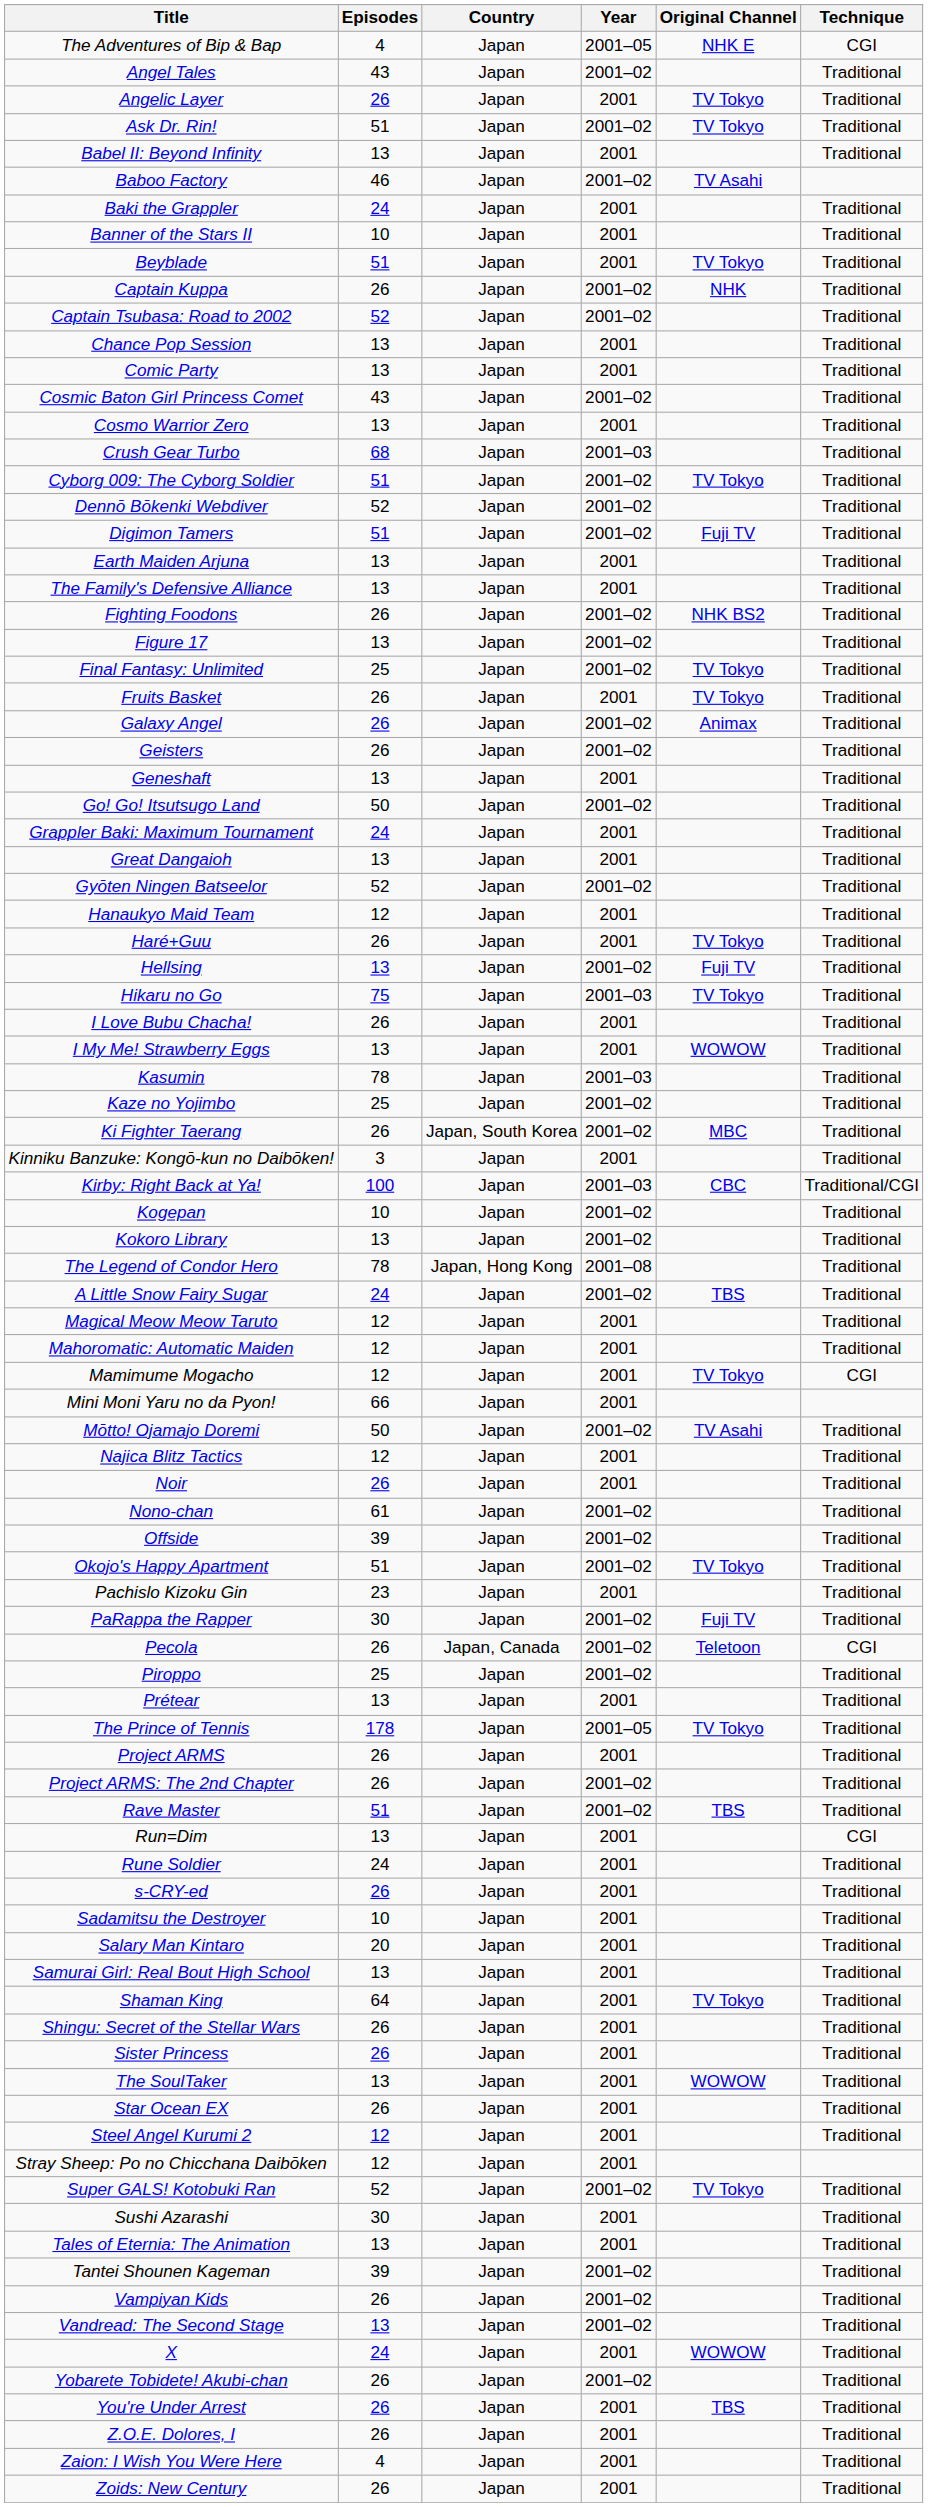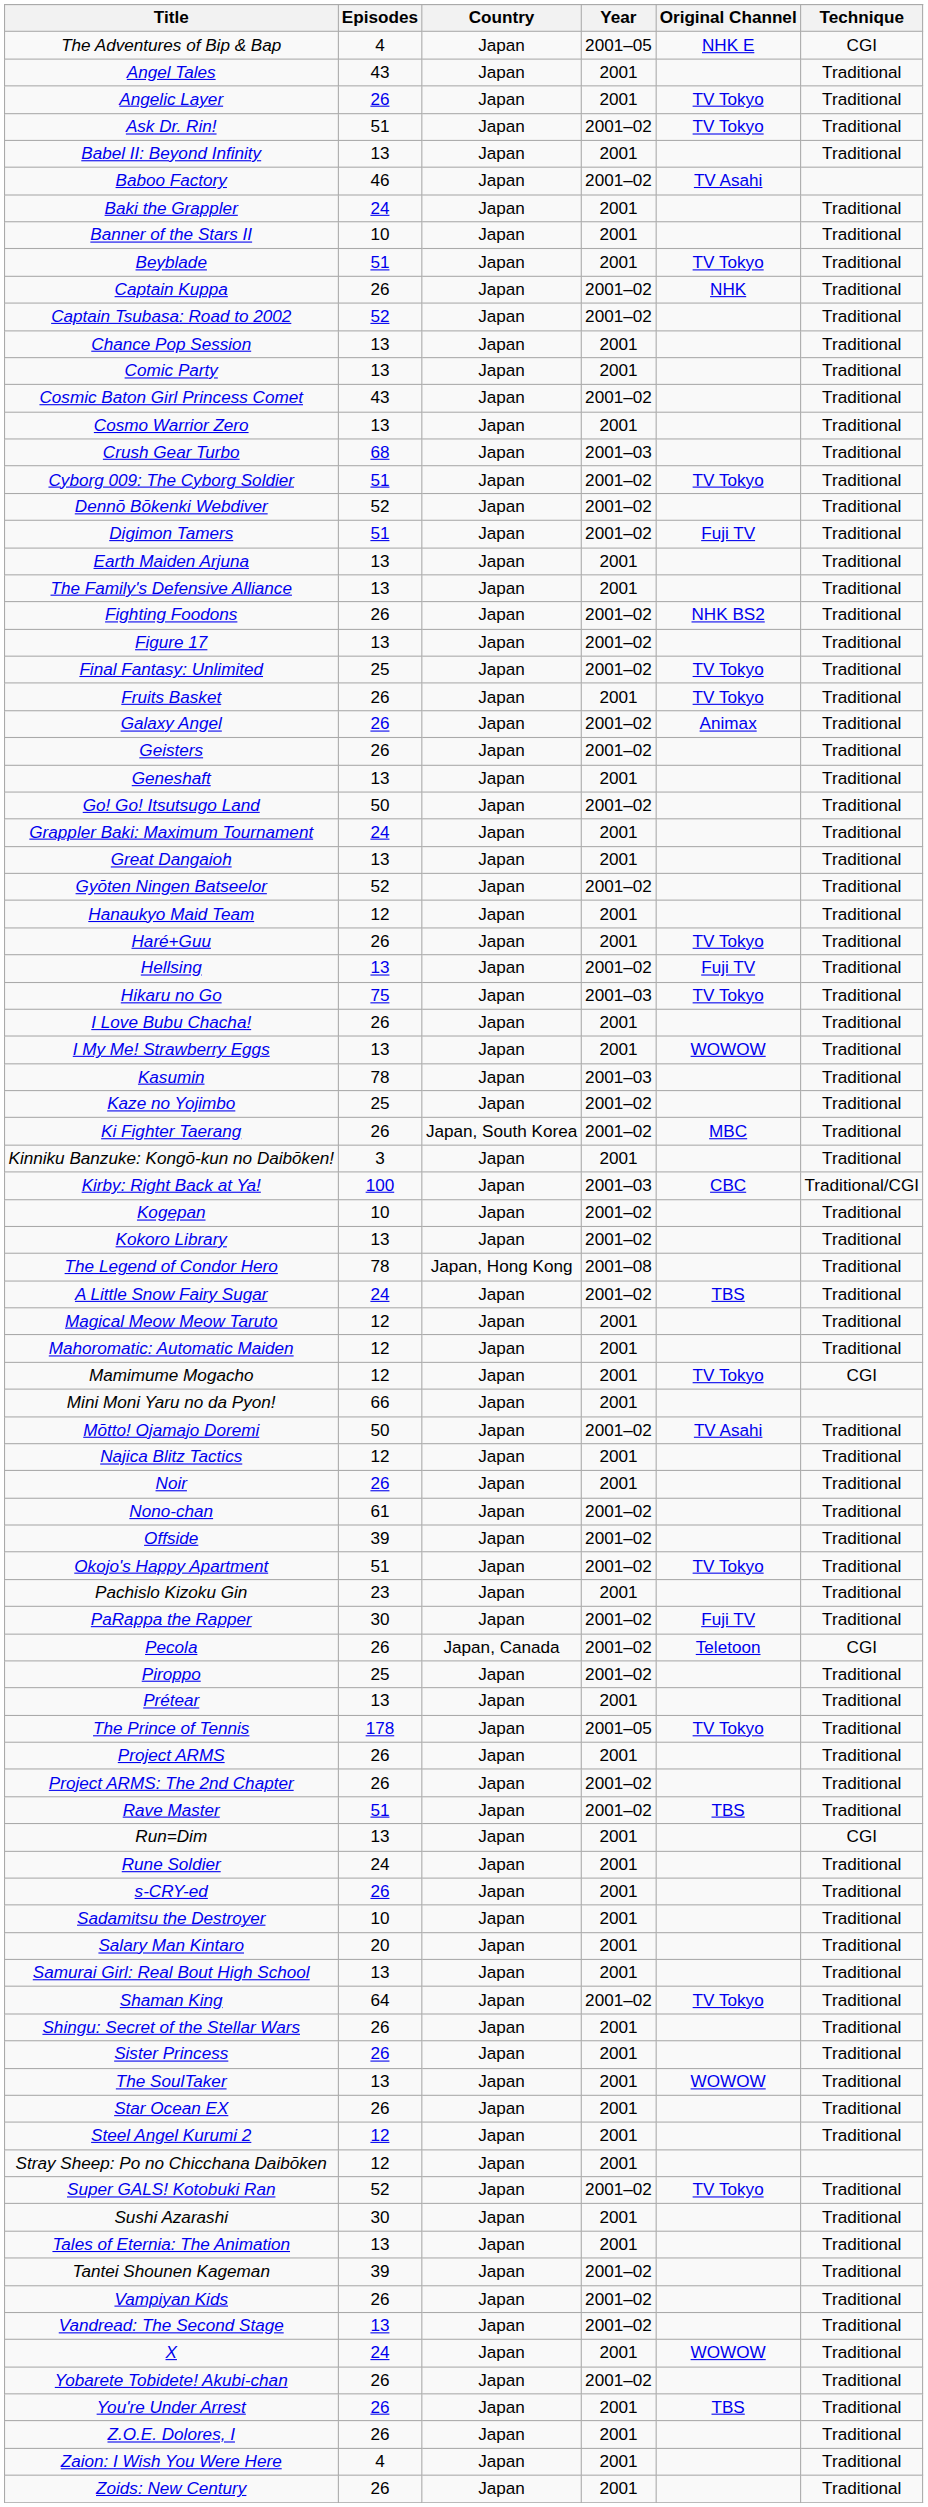(618, 72) 2001–02 -> (618, 72) 2001
(618, 2000) 2001 -> (618, 2000) 2001–02
